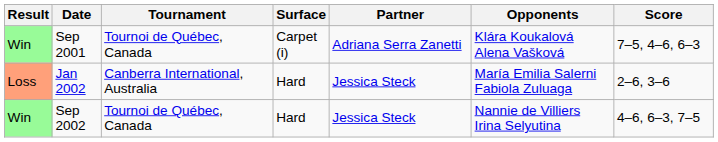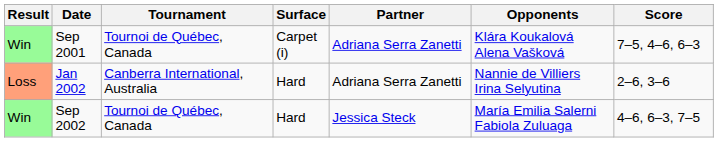(374, 81) Jessica Steck -> (397, 81) Adriana Serra Zanetti
(535, 81) María Emilia Salerni Fabiola Zuluaga -> (527, 81) Nannie de Villiers Irina Selyutina
(527, 118) Nannie de Villiers Irina Selyutina -> (535, 118) María Emilia Salerni Fabiola Zuluaga
